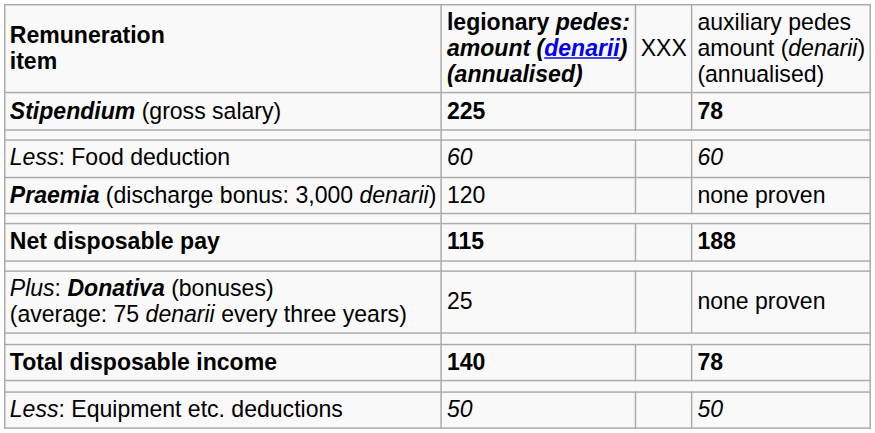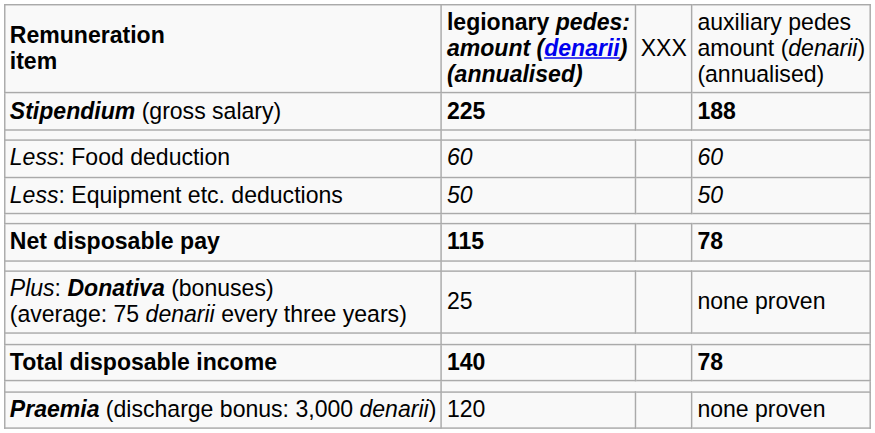(710, 111) 78 -> (717, 111) 188
rows swapped: (176, 409) <-> (223, 194)
(717, 242) 188 -> (710, 242) 78
